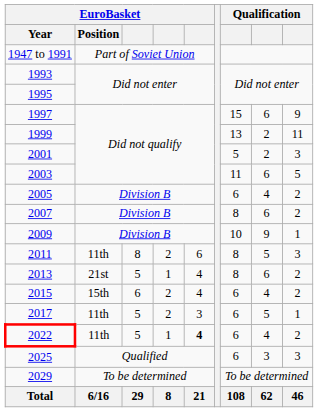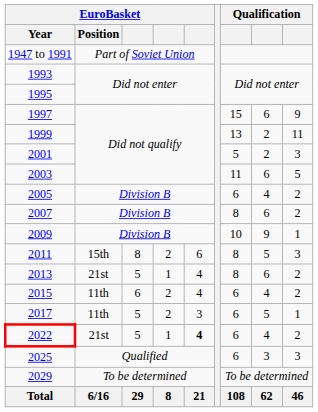(98, 254) 11th -> (98, 254) 15th
(98, 294) 15th -> (98, 294) 11th
(99, 335) 11th -> (99, 335) 21st
